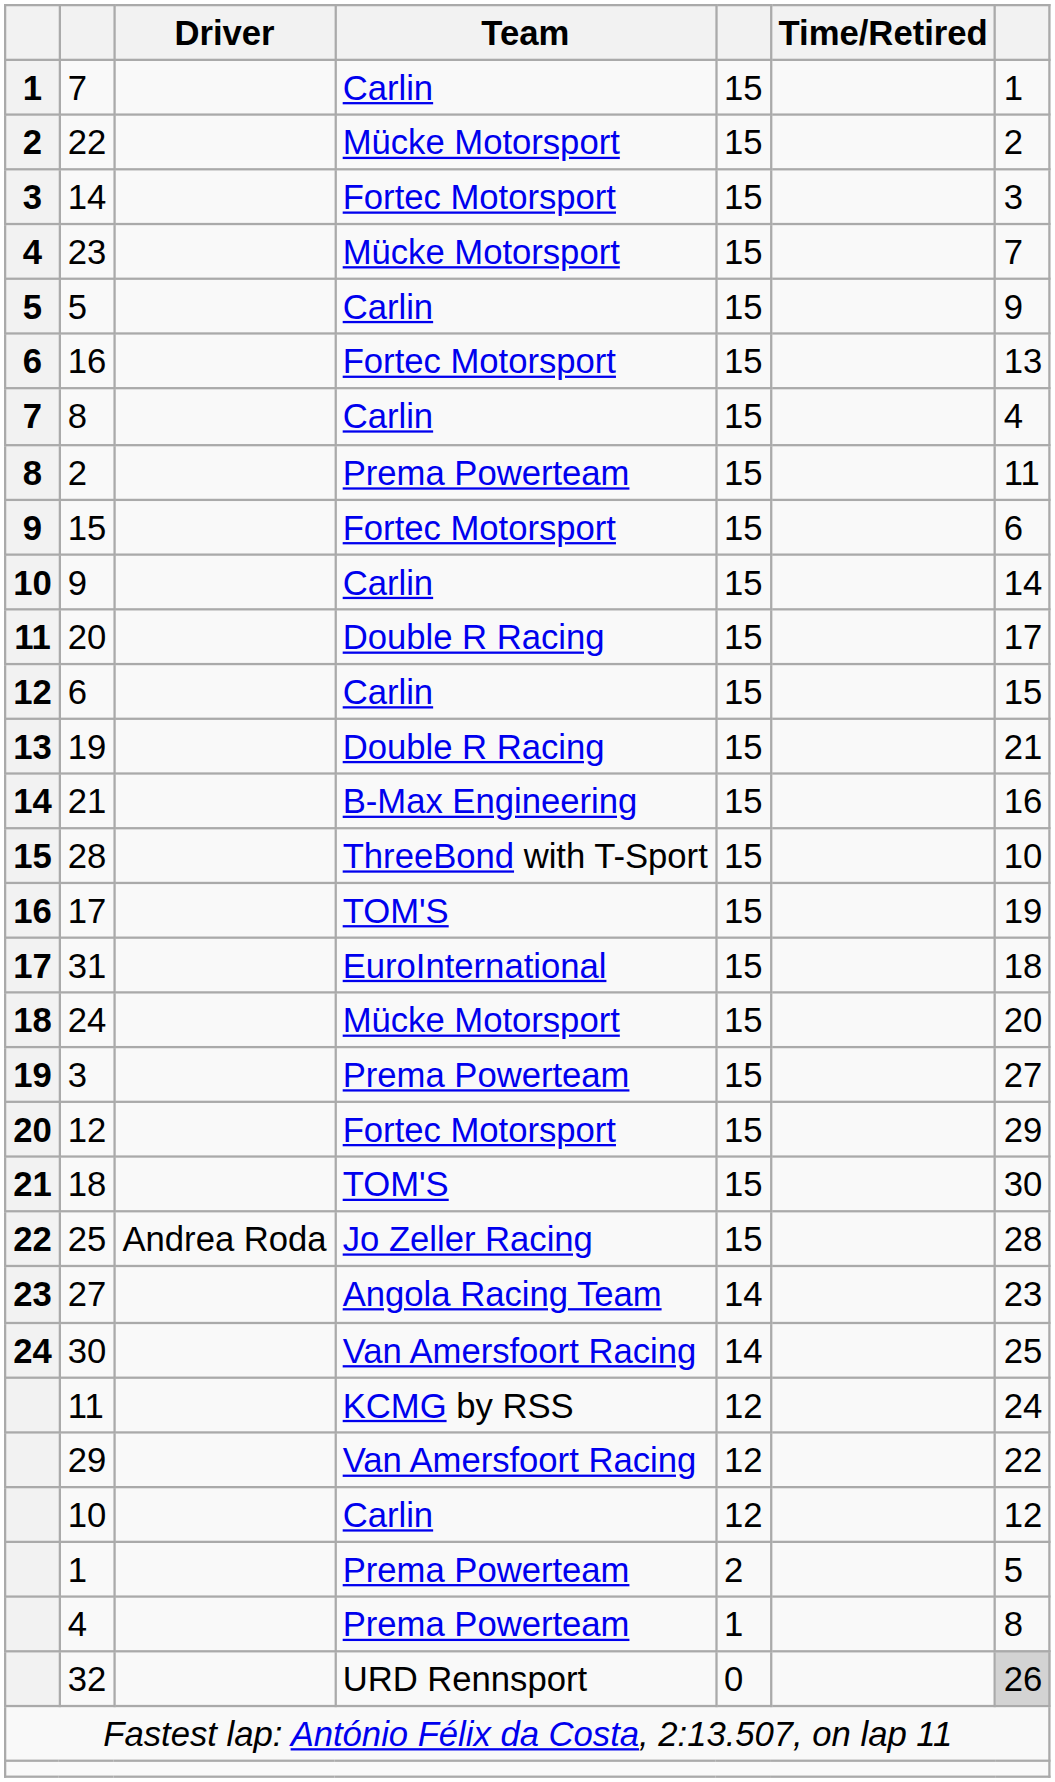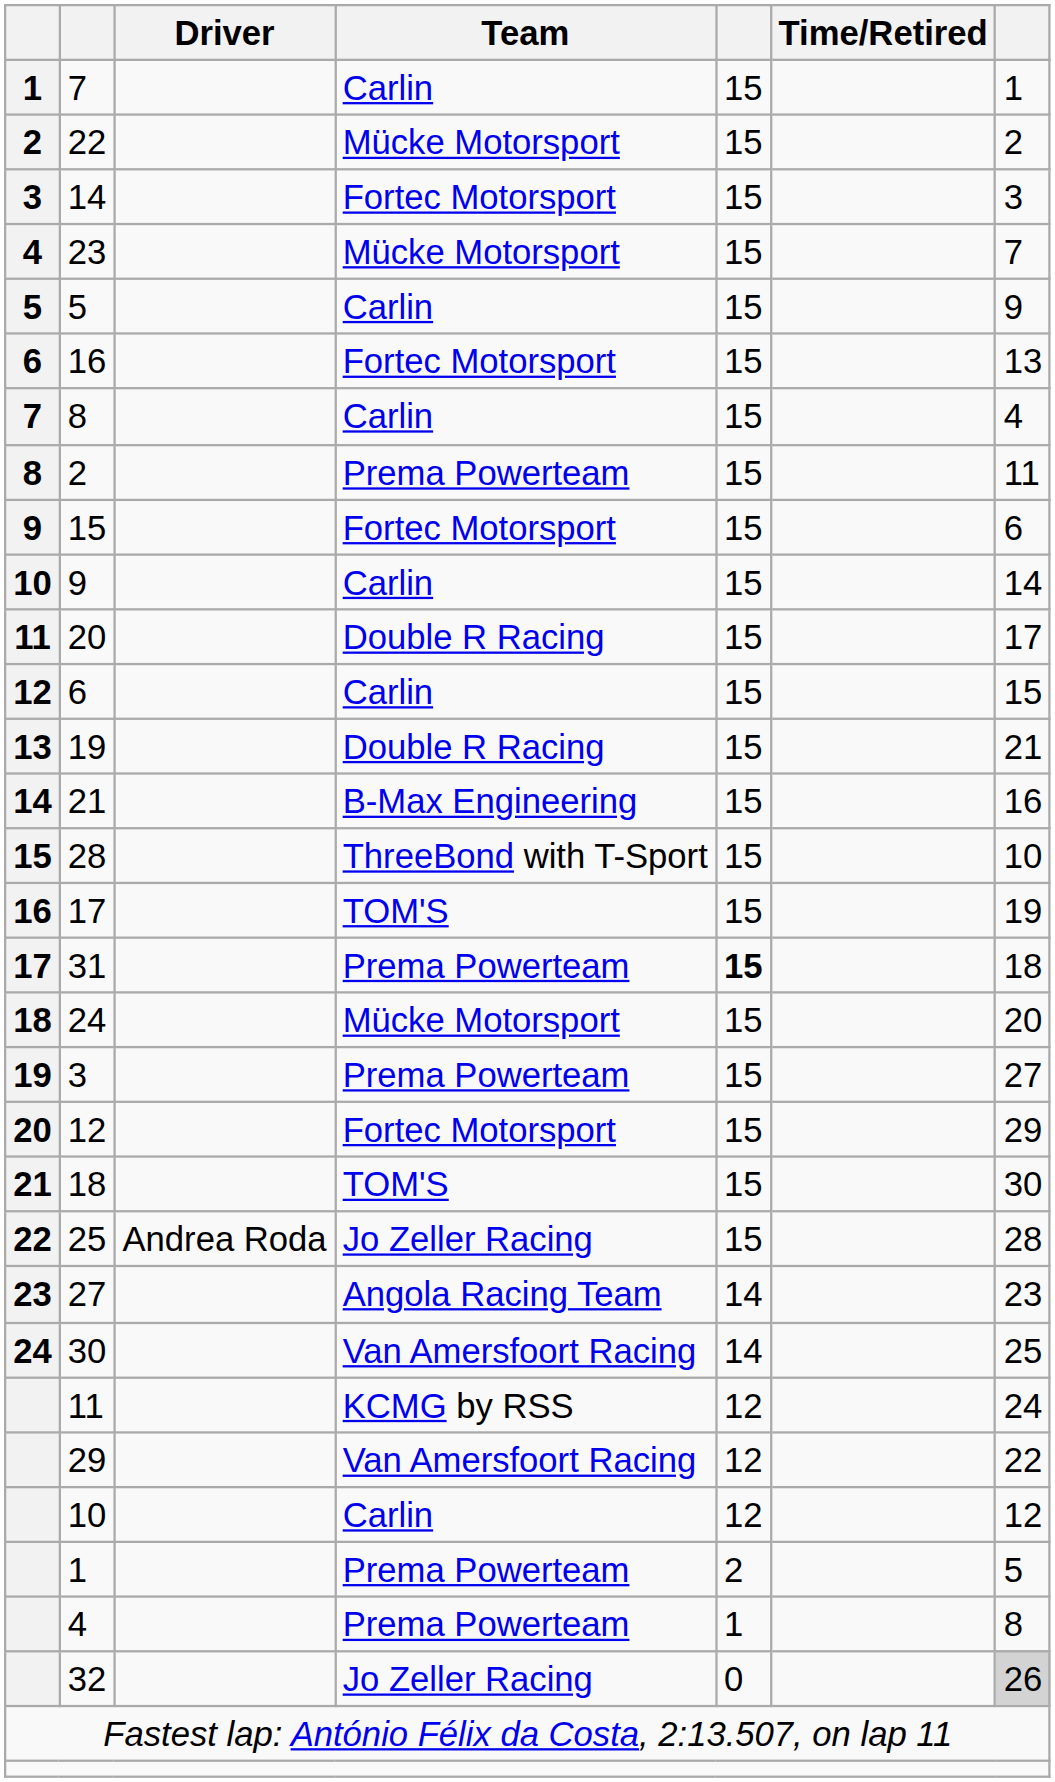(475, 965) EuroInternational -> (486, 965) Prema Powerteam
(743, 965) normal -> (743, 965) bold
(465, 1679) URD Rennsport -> (468, 1679) Jo Zeller Racing
